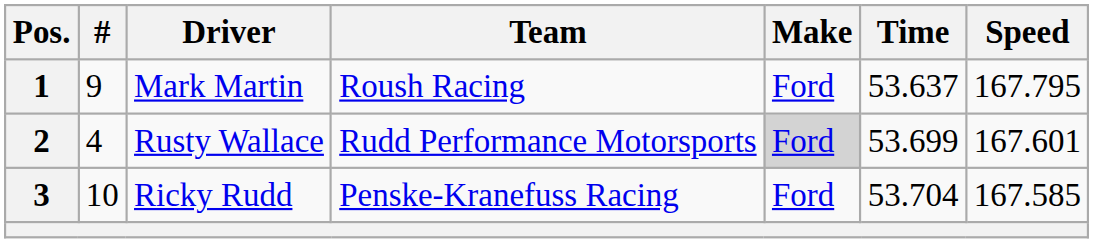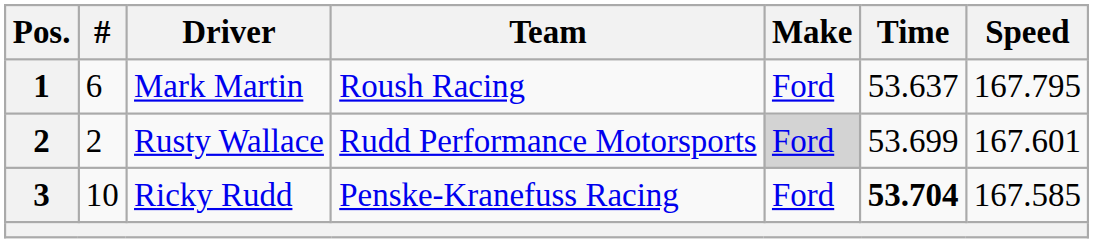(94, 86) 9 -> (94, 86) 6
(94, 140) 4 -> (94, 140) 2
(913, 195) normal -> (913, 195) bold
